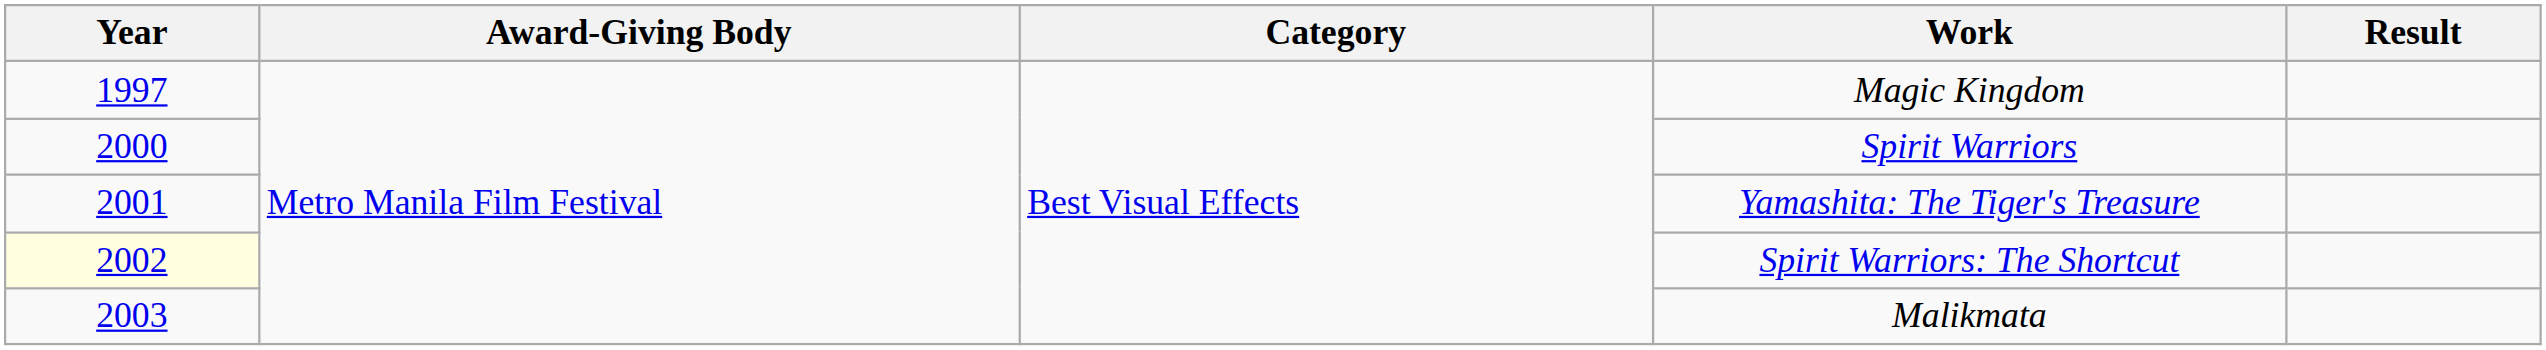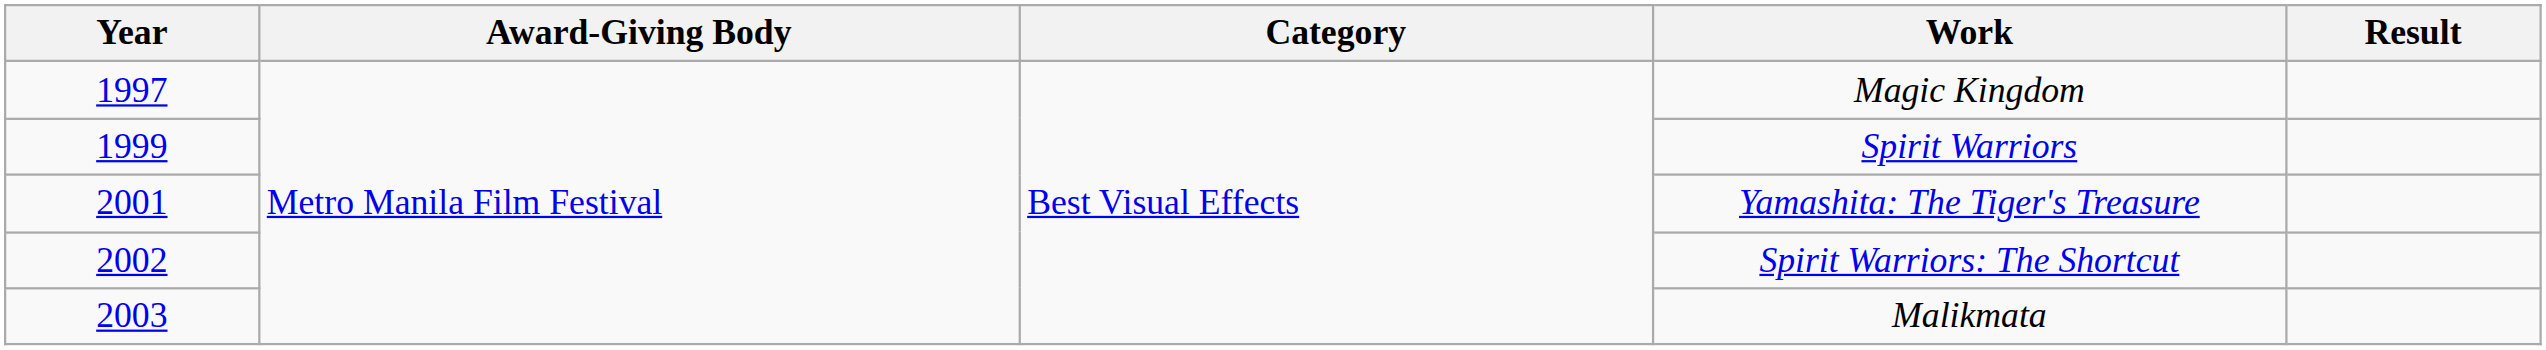(132, 145) 2000 -> (132, 145) 1999
(132, 259) lightyellow background -> (132, 259) no background
